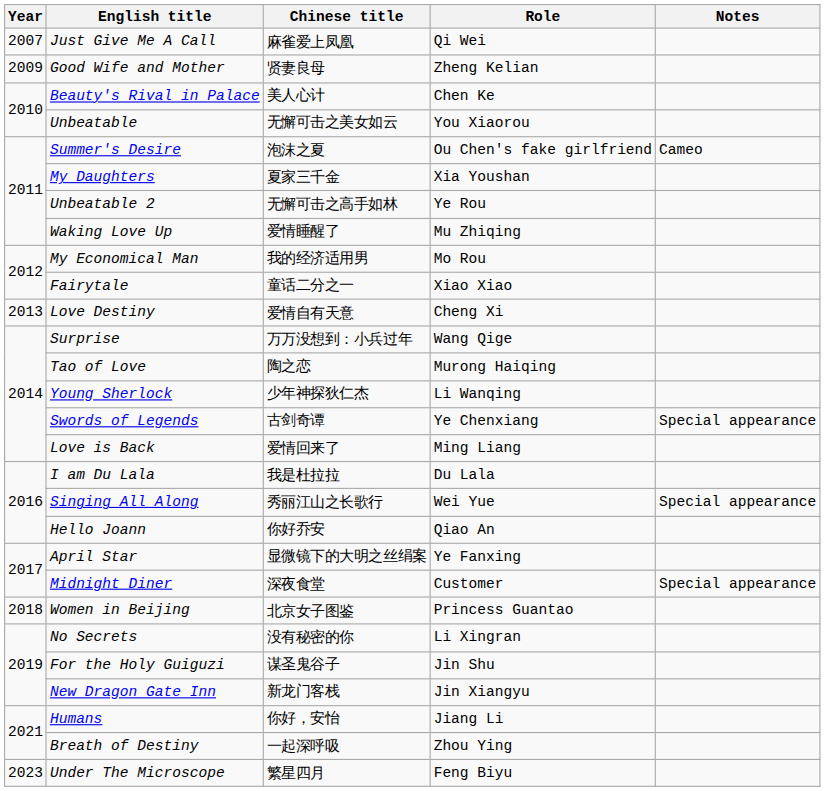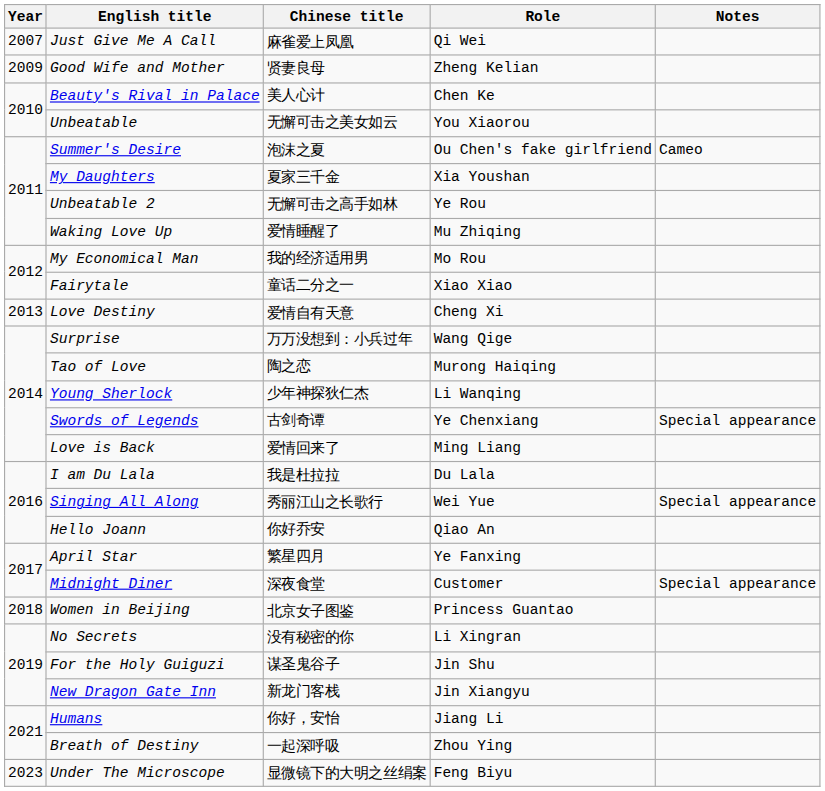(347, 557) 显微镜下的大明之丝绢案 -> (296, 557) 繁星四月
(296, 774) 繁星四月 -> (347, 774) 显微镜下的大明之丝绢案
